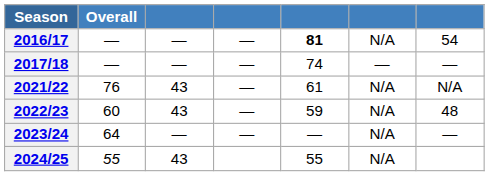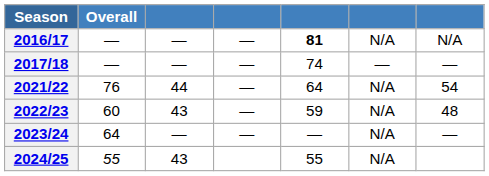(450, 40) 54 -> (450, 40) N/A
(179, 87) 43 -> (179, 87) 44
(314, 87) 61 -> (314, 87) 64
(450, 87) N/A -> (450, 87) 54
